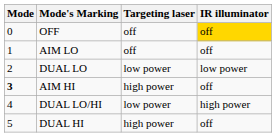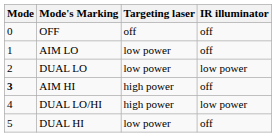(206, 32) gold background -> (206, 32) no background
(130, 50) off -> (147, 50) low power
(147, 105) low power -> (149, 105) high power
(225, 105) high power -> (224, 105) low power
(149, 123) high power -> (147, 123) low power
